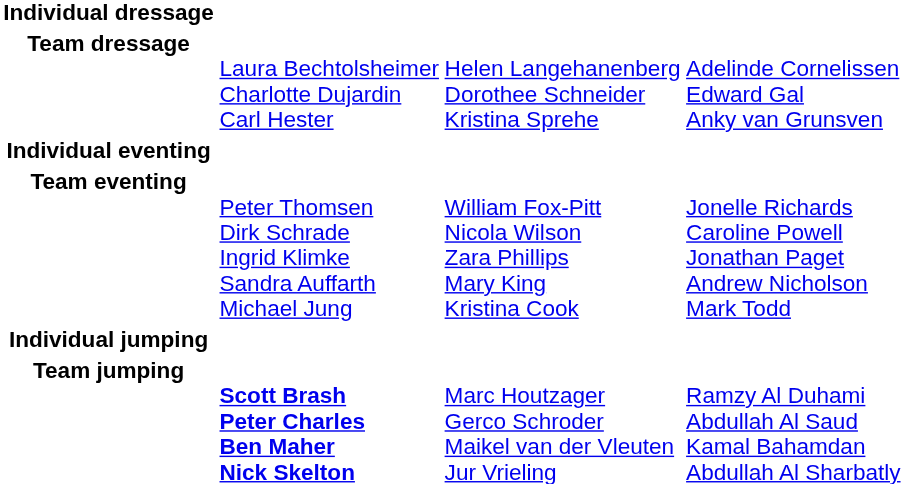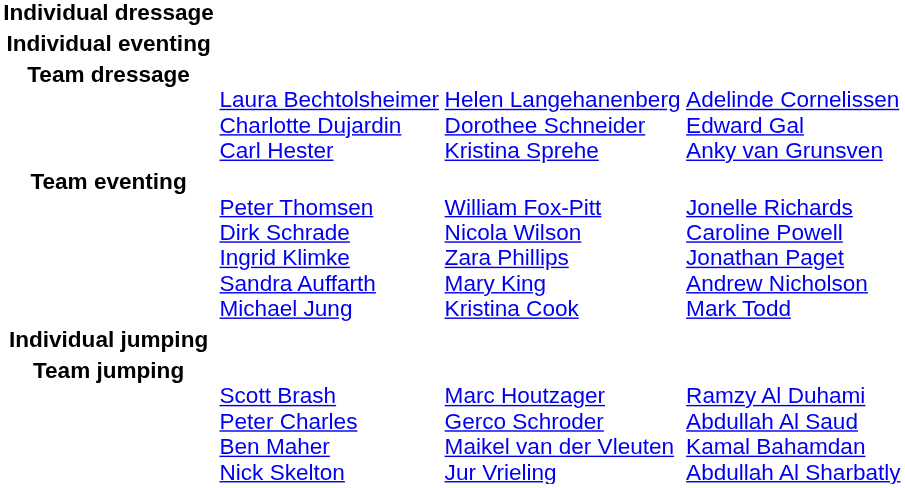rows swapped: (109, 43) <-> (109, 150)
(292, 434) bold -> (288, 434) normal
